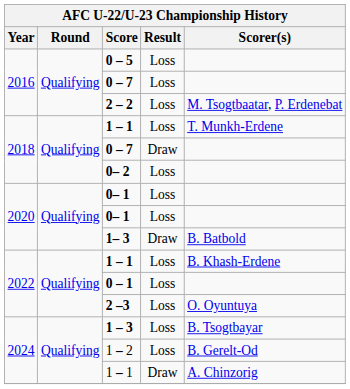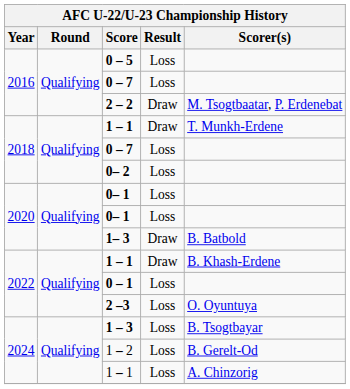(162, 105) Loss -> (162, 105) Draw
(162, 127) Loss -> (162, 127) Draw
(162, 149) Draw -> (162, 149) Loss
(162, 261) Loss -> (162, 261) Draw
(162, 372) Draw -> (162, 372) Loss
